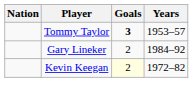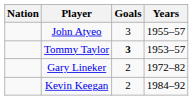+ row: (77, 31)
(166, 49) 1984–92 -> (166, 67) 1972–82
(128, 67) lightyellow background -> (128, 85) no background
(166, 67) 1972–82 -> (166, 85) 1984–92
